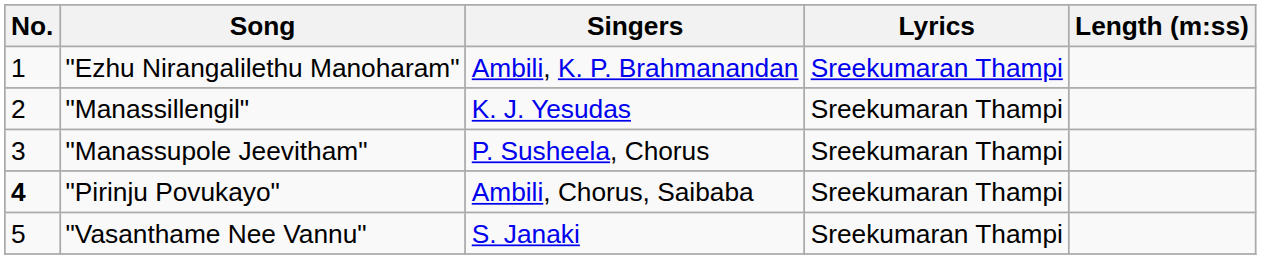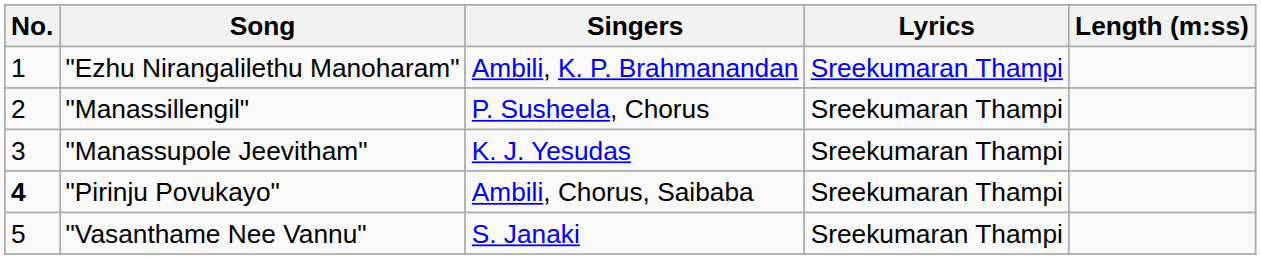(551, 109) K. J. Yesudas -> (591, 109) P. Susheela, Chorus
(591, 151) P. Susheela, Chorus -> (551, 151) K. J. Yesudas
